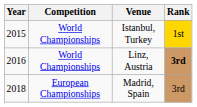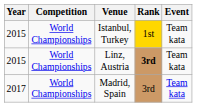+ column: (177, 12)
(16, 61) 2016 -> (16, 61) 2015
(16, 89) 2018 -> (16, 89) 2017
(70, 89) European Championships -> (61, 89) World Championships
